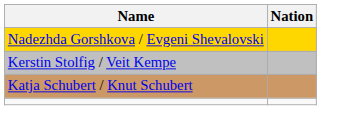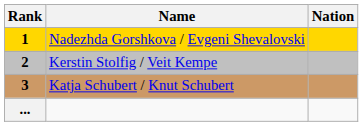+ column: (25, 16)
